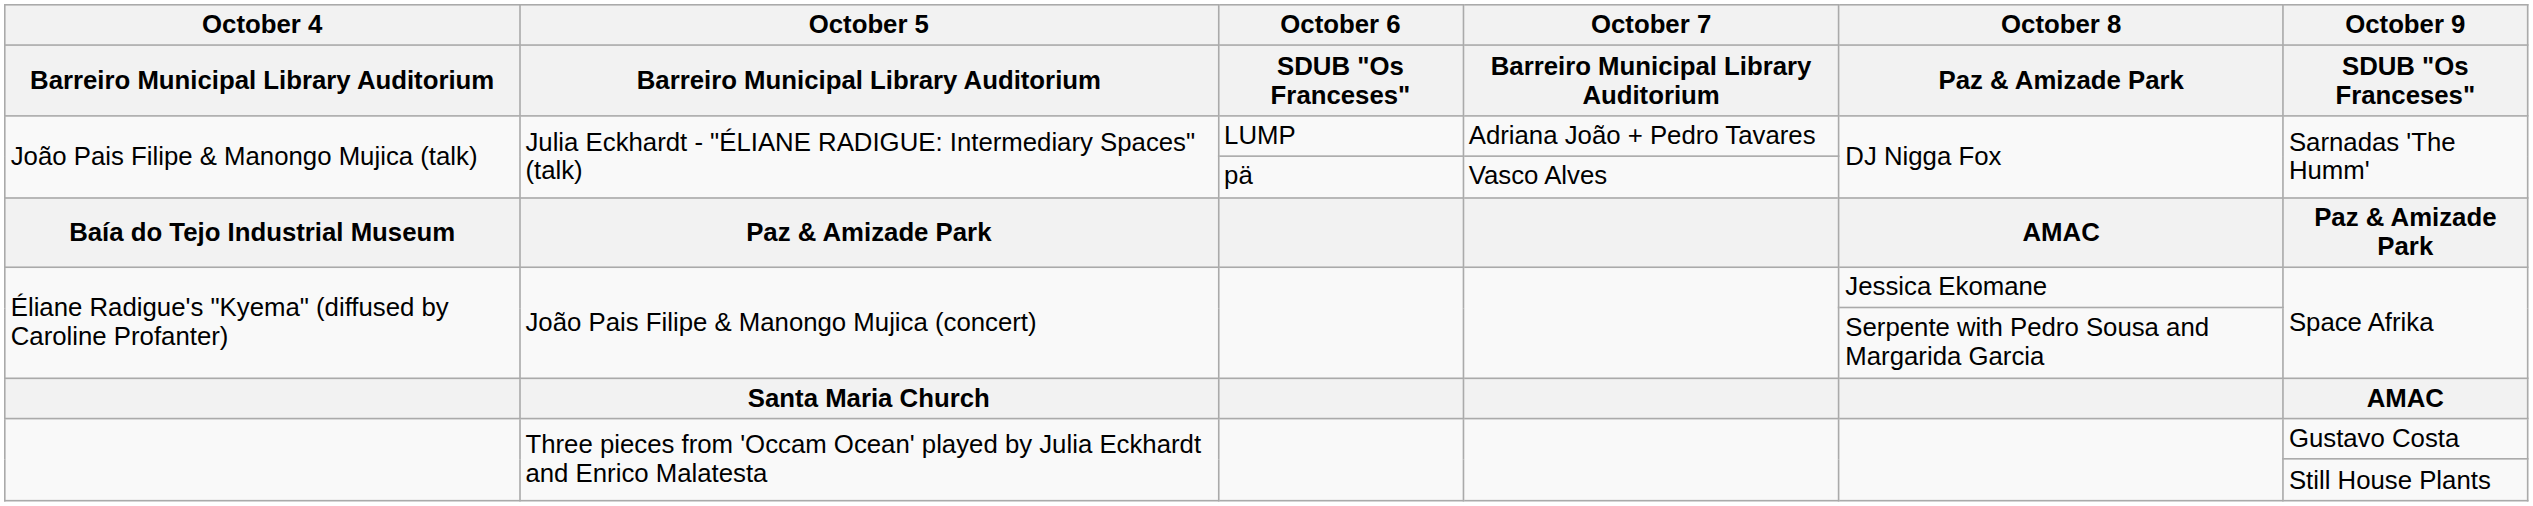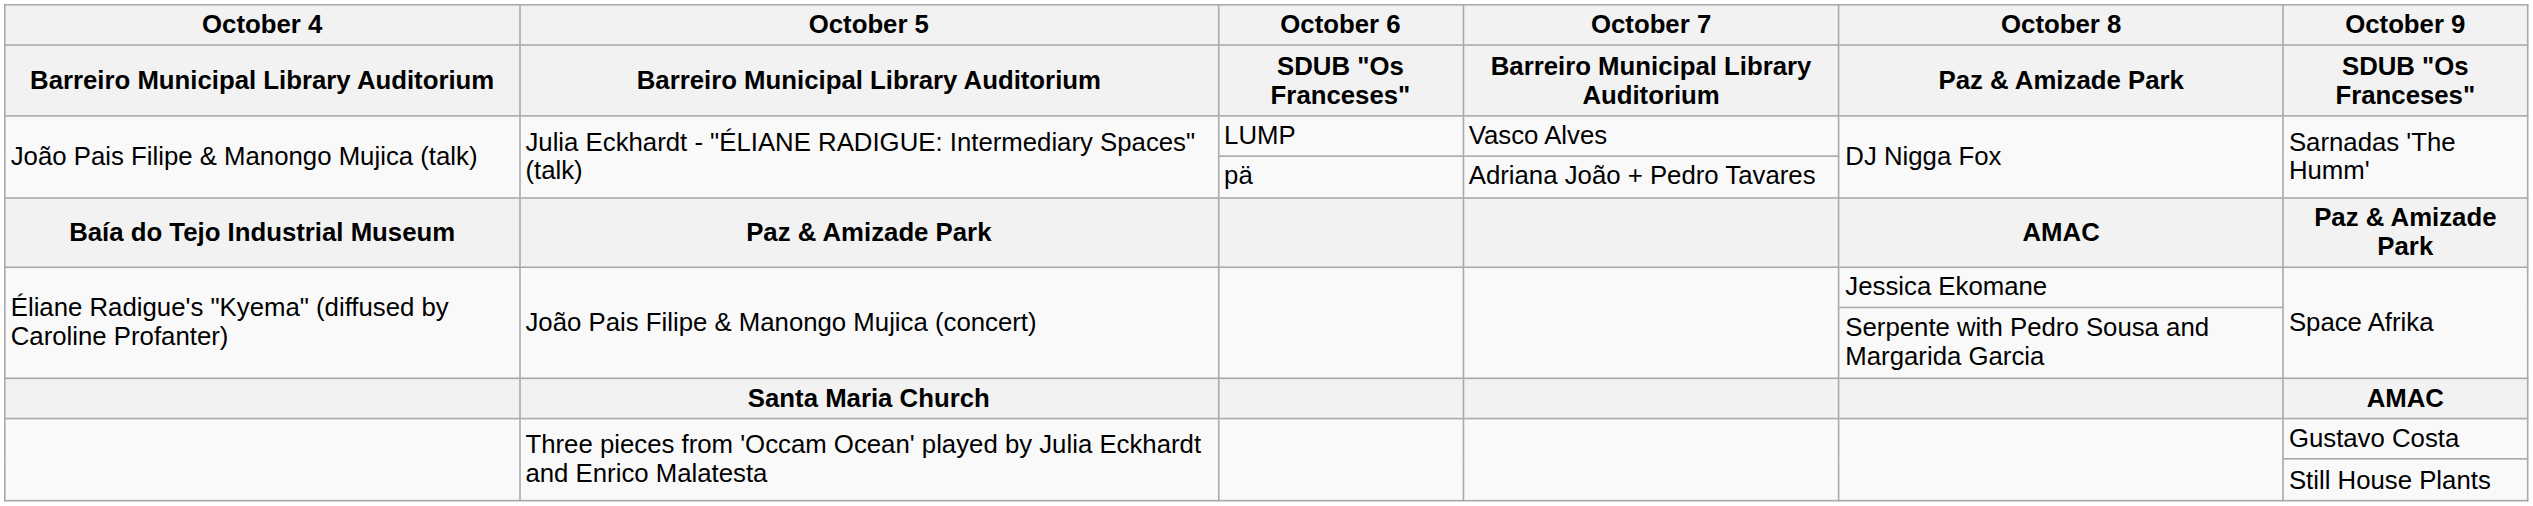(1642, 135) Adriana João + Pedro Tavares -> (1538, 135) Vasco Alves
(1538, 176) Vasco Alves -> (1642, 176) Adriana João + Pedro Tavares
